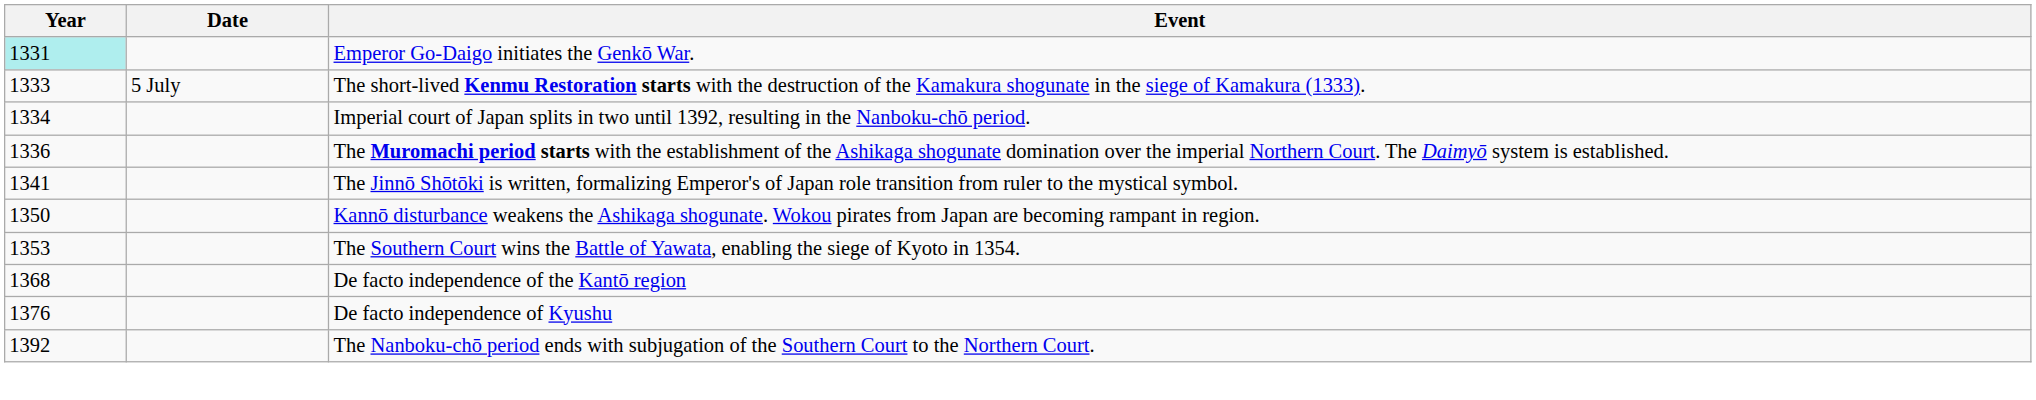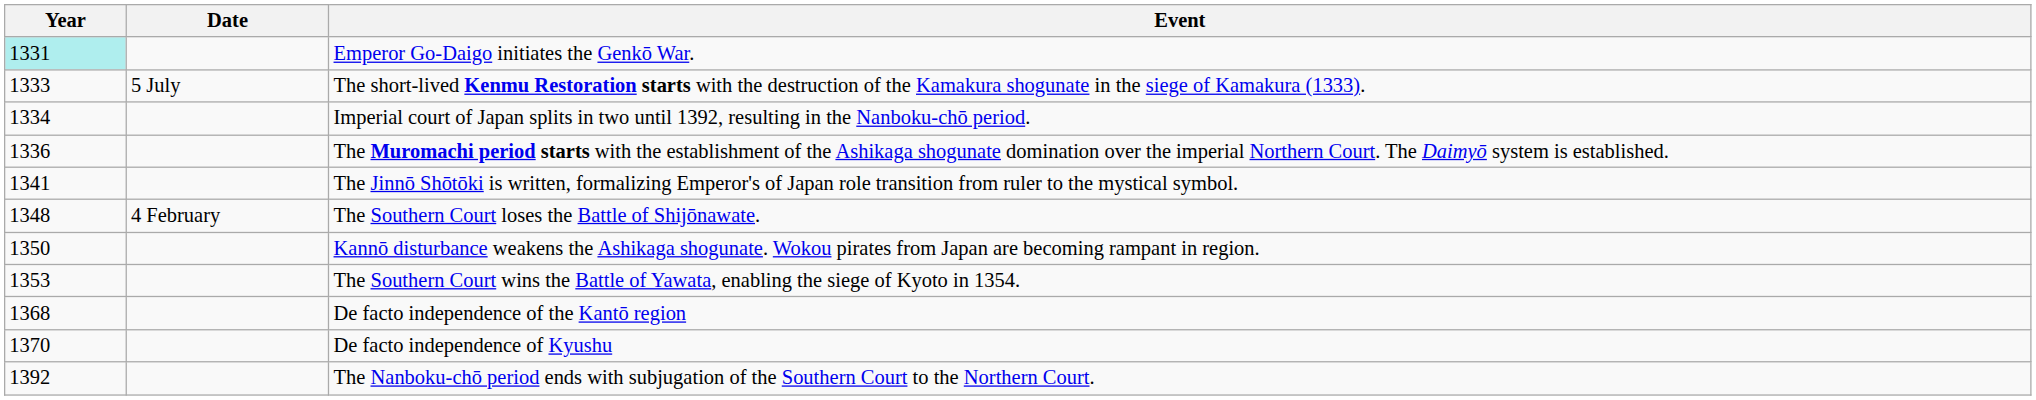+ row: (547, 215)
(30, 313) 1376 -> (30, 345) 1370
